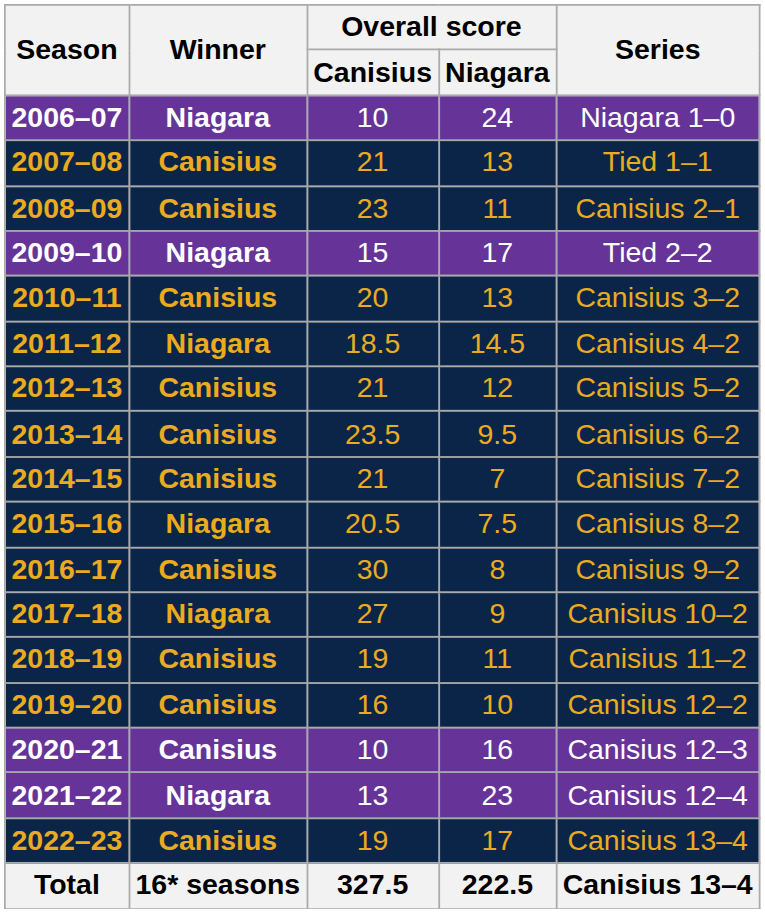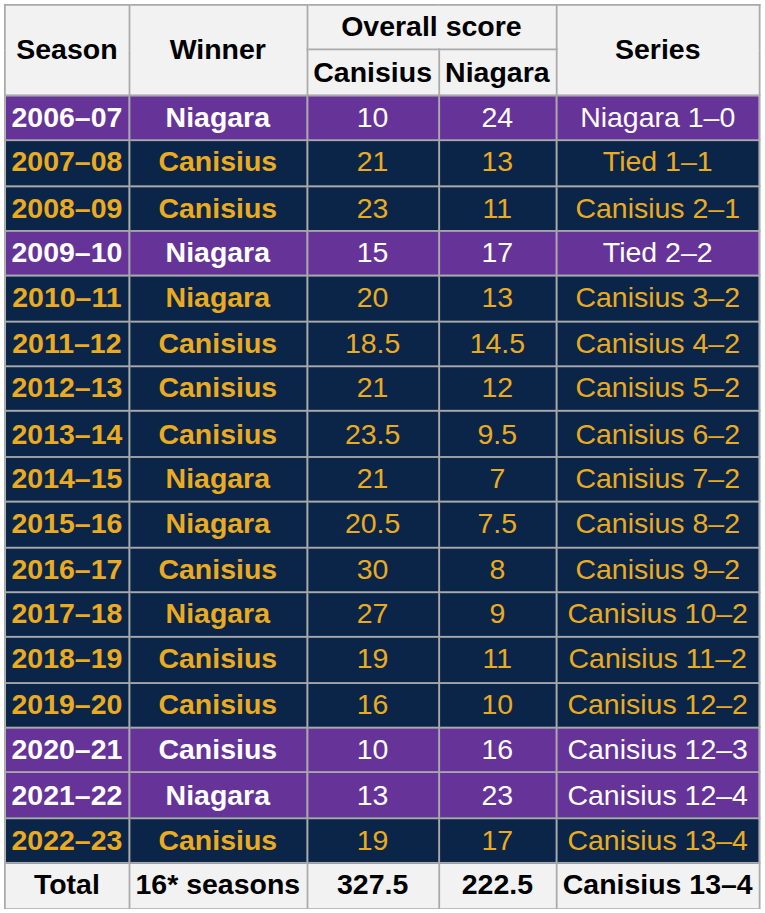(218, 298) Canisius -> (218, 298) Niagara
(218, 343) Niagara -> (218, 343) Canisius
(218, 478) Canisius -> (218, 478) Niagara
